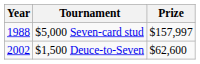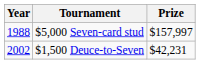(168, 50) $62,600 -> (168, 50) $42,231
